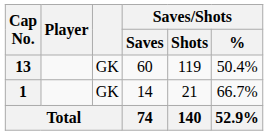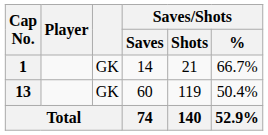rows swapped: (23, 92) <-> (23, 67)
